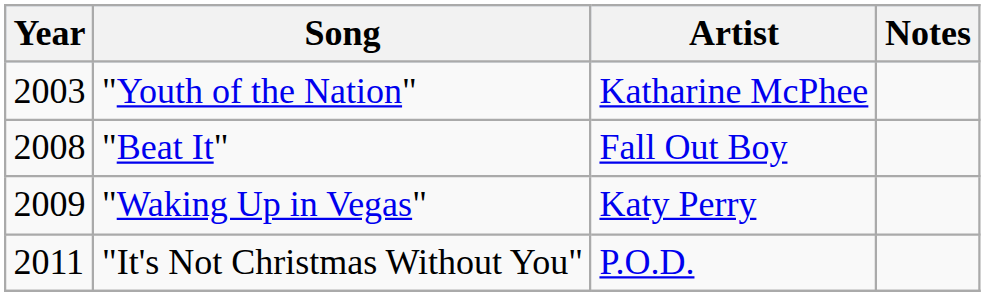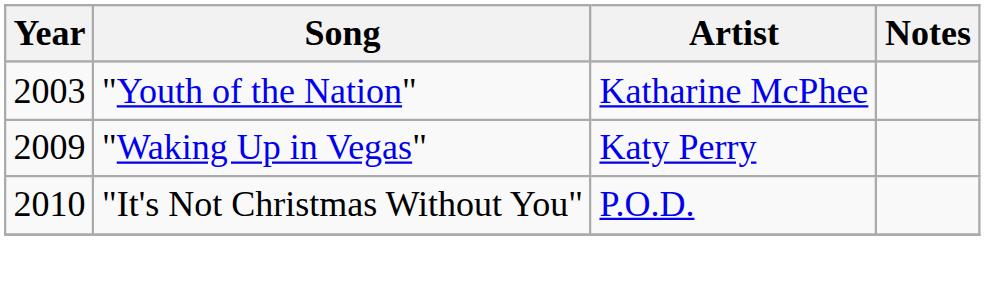- row: (165, 147)
(49, 261) 2011 -> (49, 204) 2010
